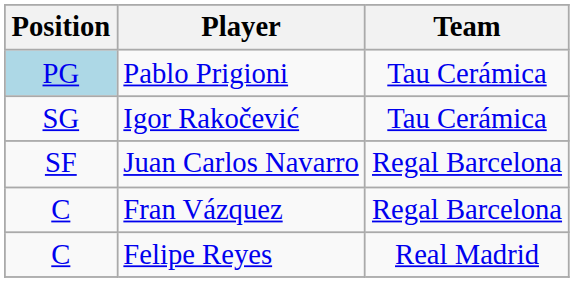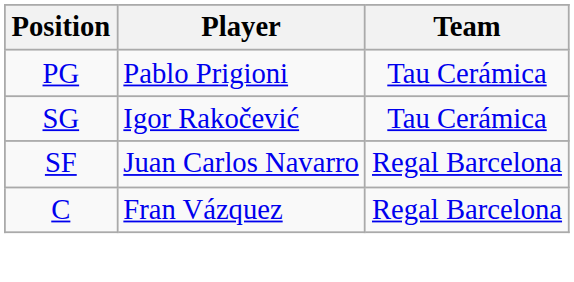(61, 72) lightblue background -> (61, 72) no background
- row: (198, 254)
